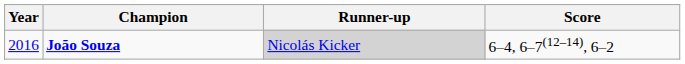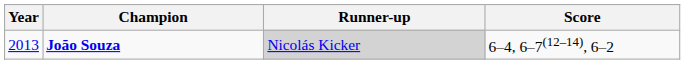(24, 45) 2016 -> (24, 45) 2013
